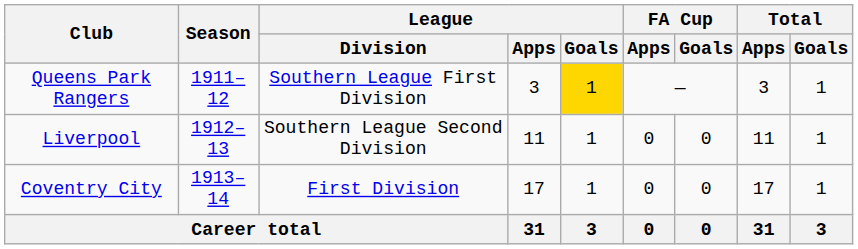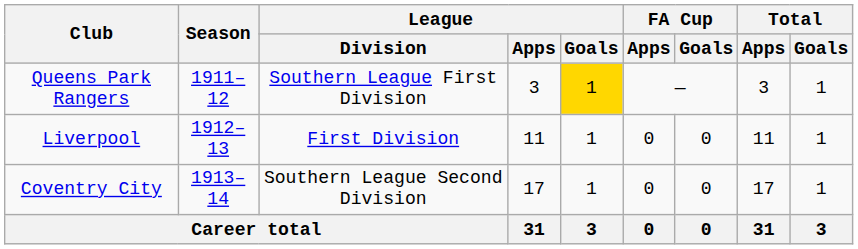(383, 139) Southern League Second Division -> (383, 139) First Division
(383, 189) First Division -> (383, 189) Southern League Second Division
